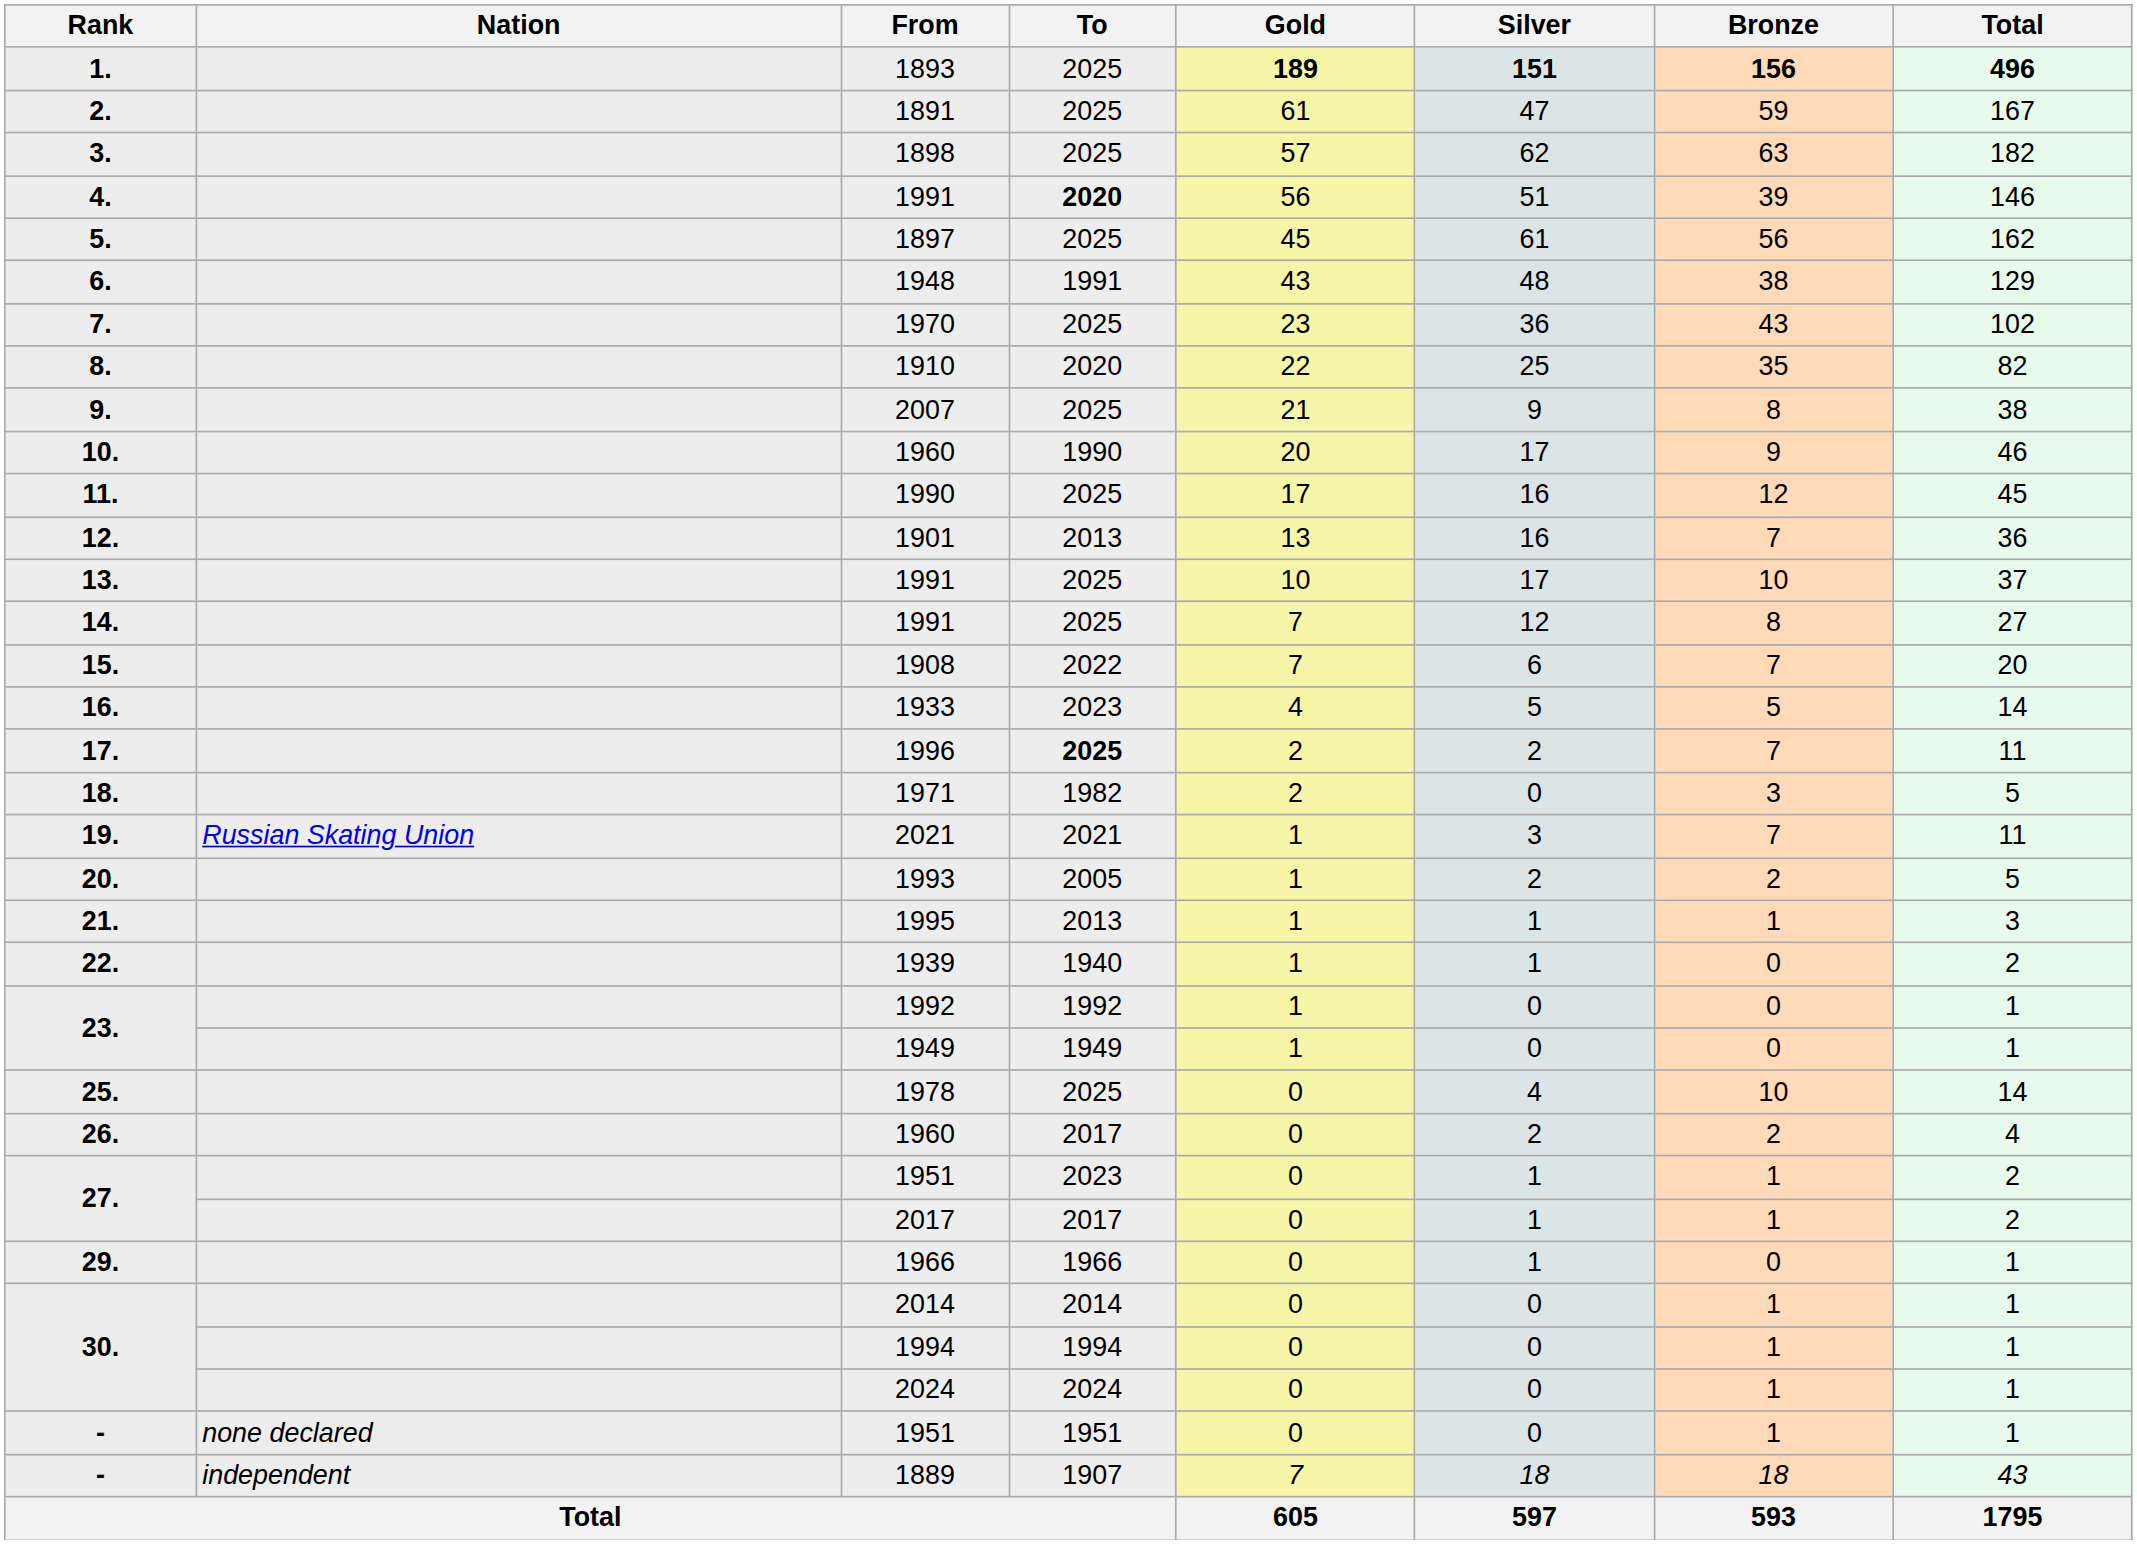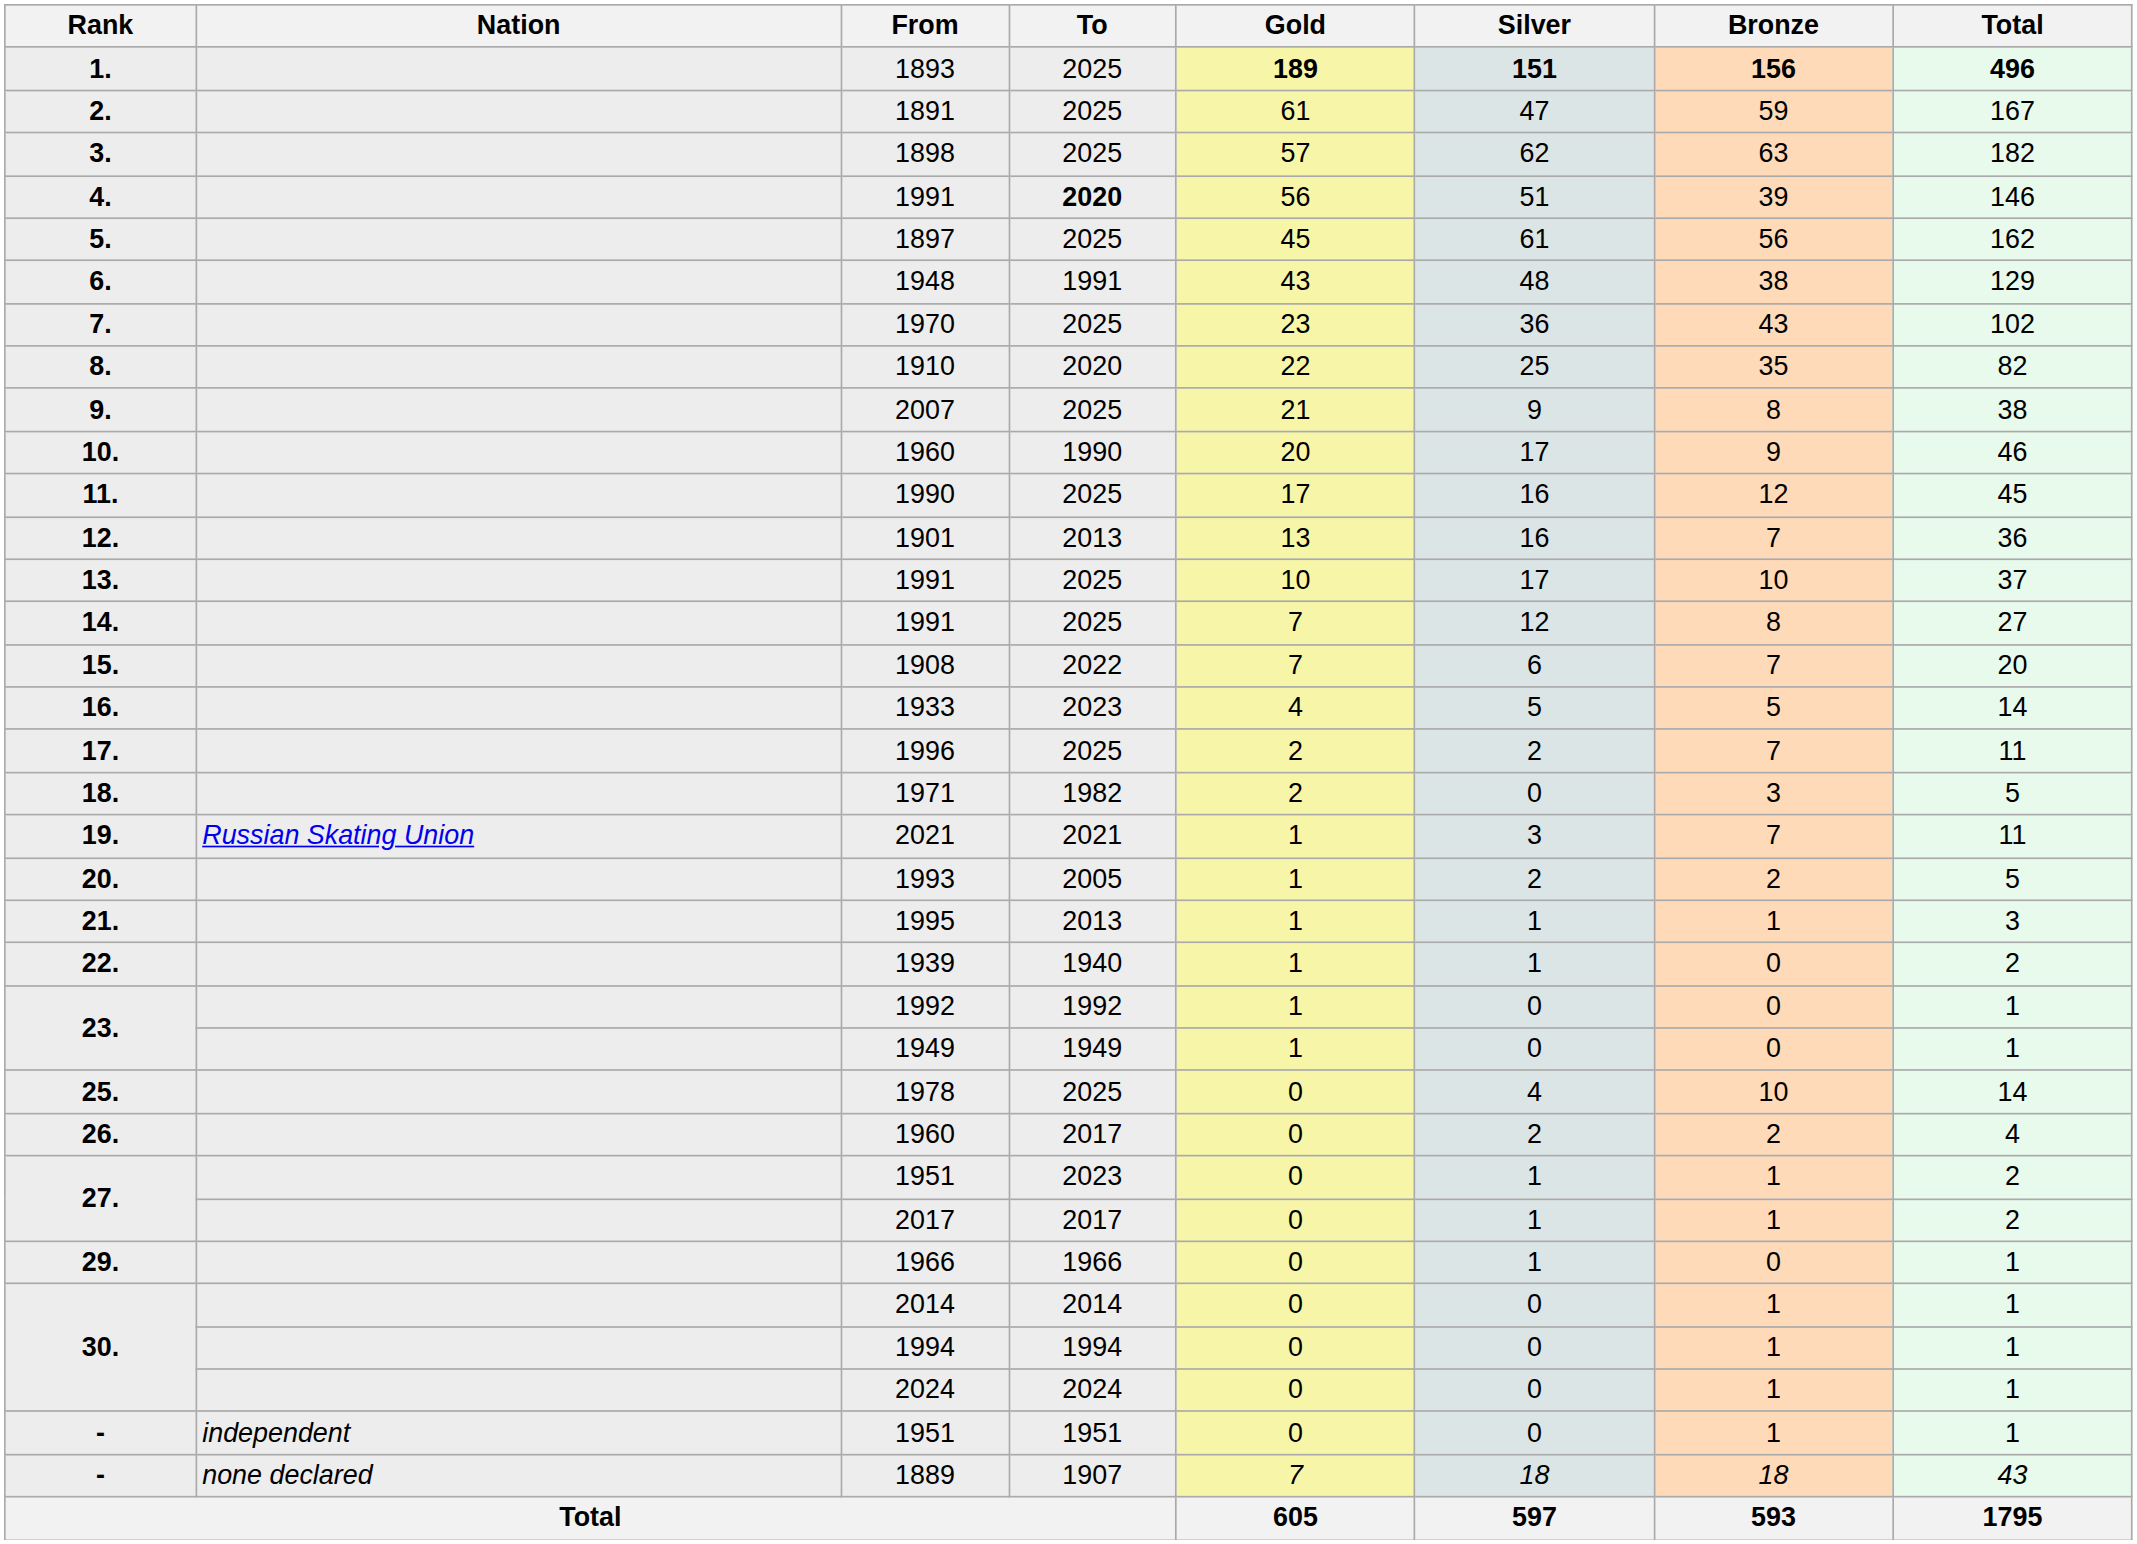(1092, 750) bold -> (1092, 750) normal
(287, 1432) none declared -> (276, 1432) independent
(276, 1475) independent -> (287, 1475) none declared
